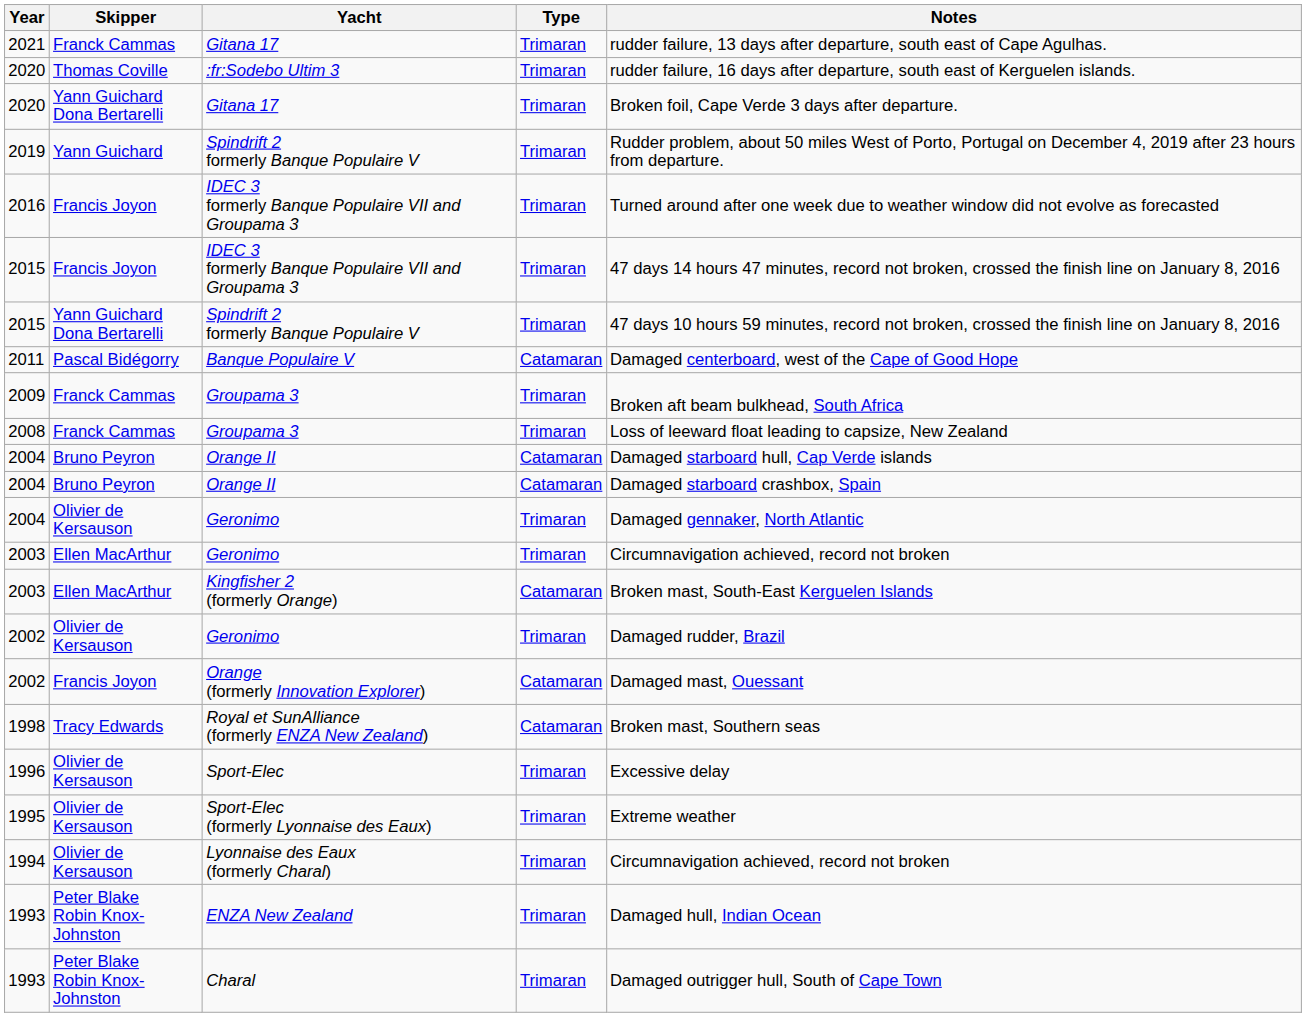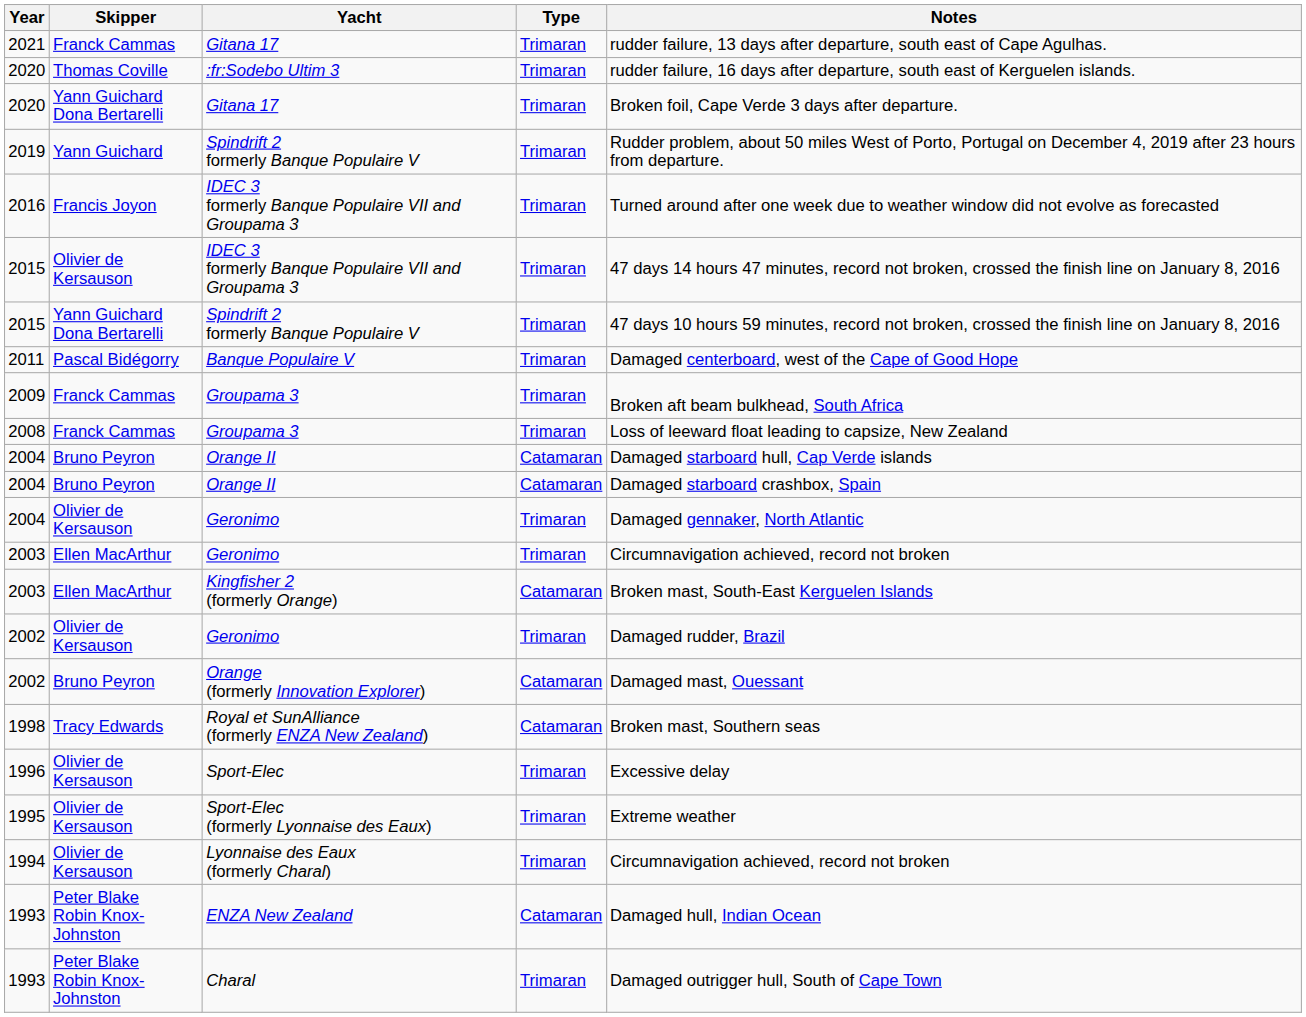(105, 269) Francis Joyon -> (93, 269) Olivier de Kersauson
(561, 359) Catamaran -> (553, 359) Trimaran
(105, 681) Francis Joyon -> (104, 681) Bruno Peyron
(553, 916) Trimaran -> (561, 916) Catamaran
